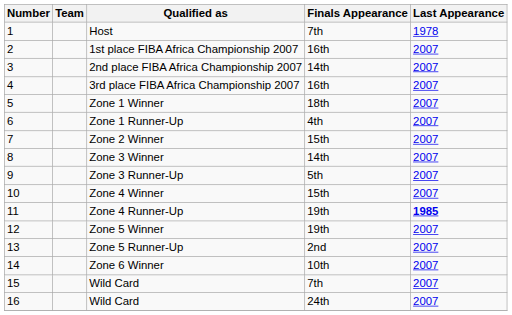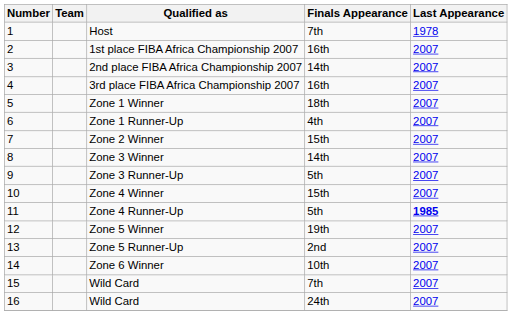(318, 211) 19th -> (315, 211) 5th
